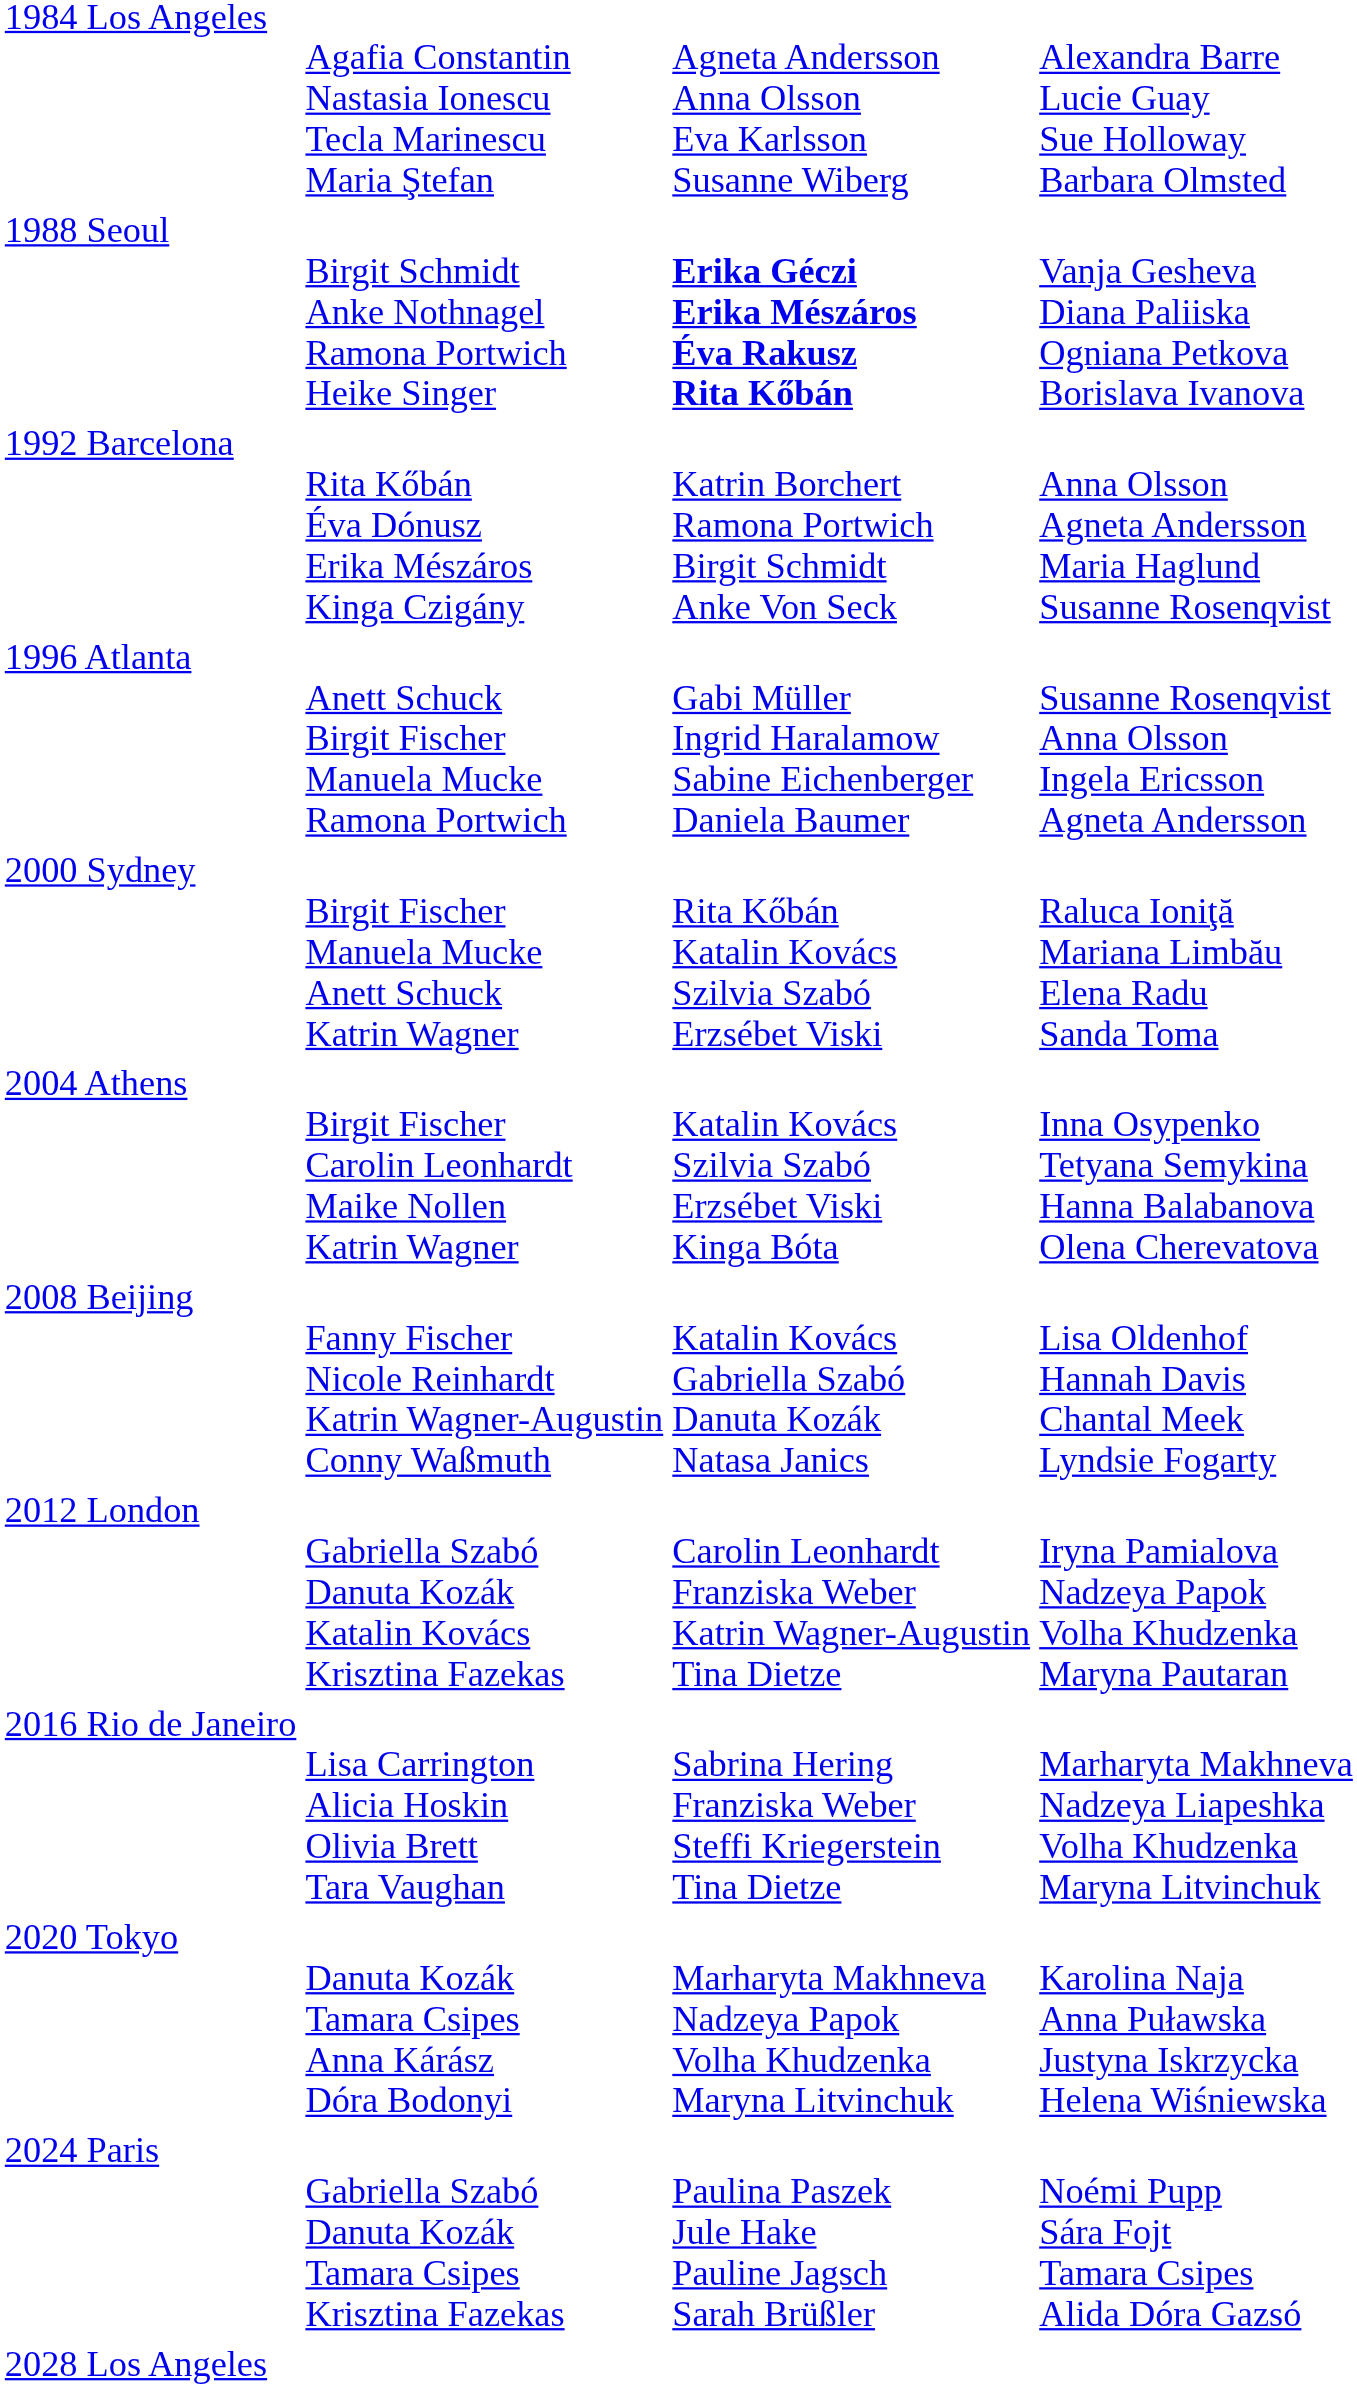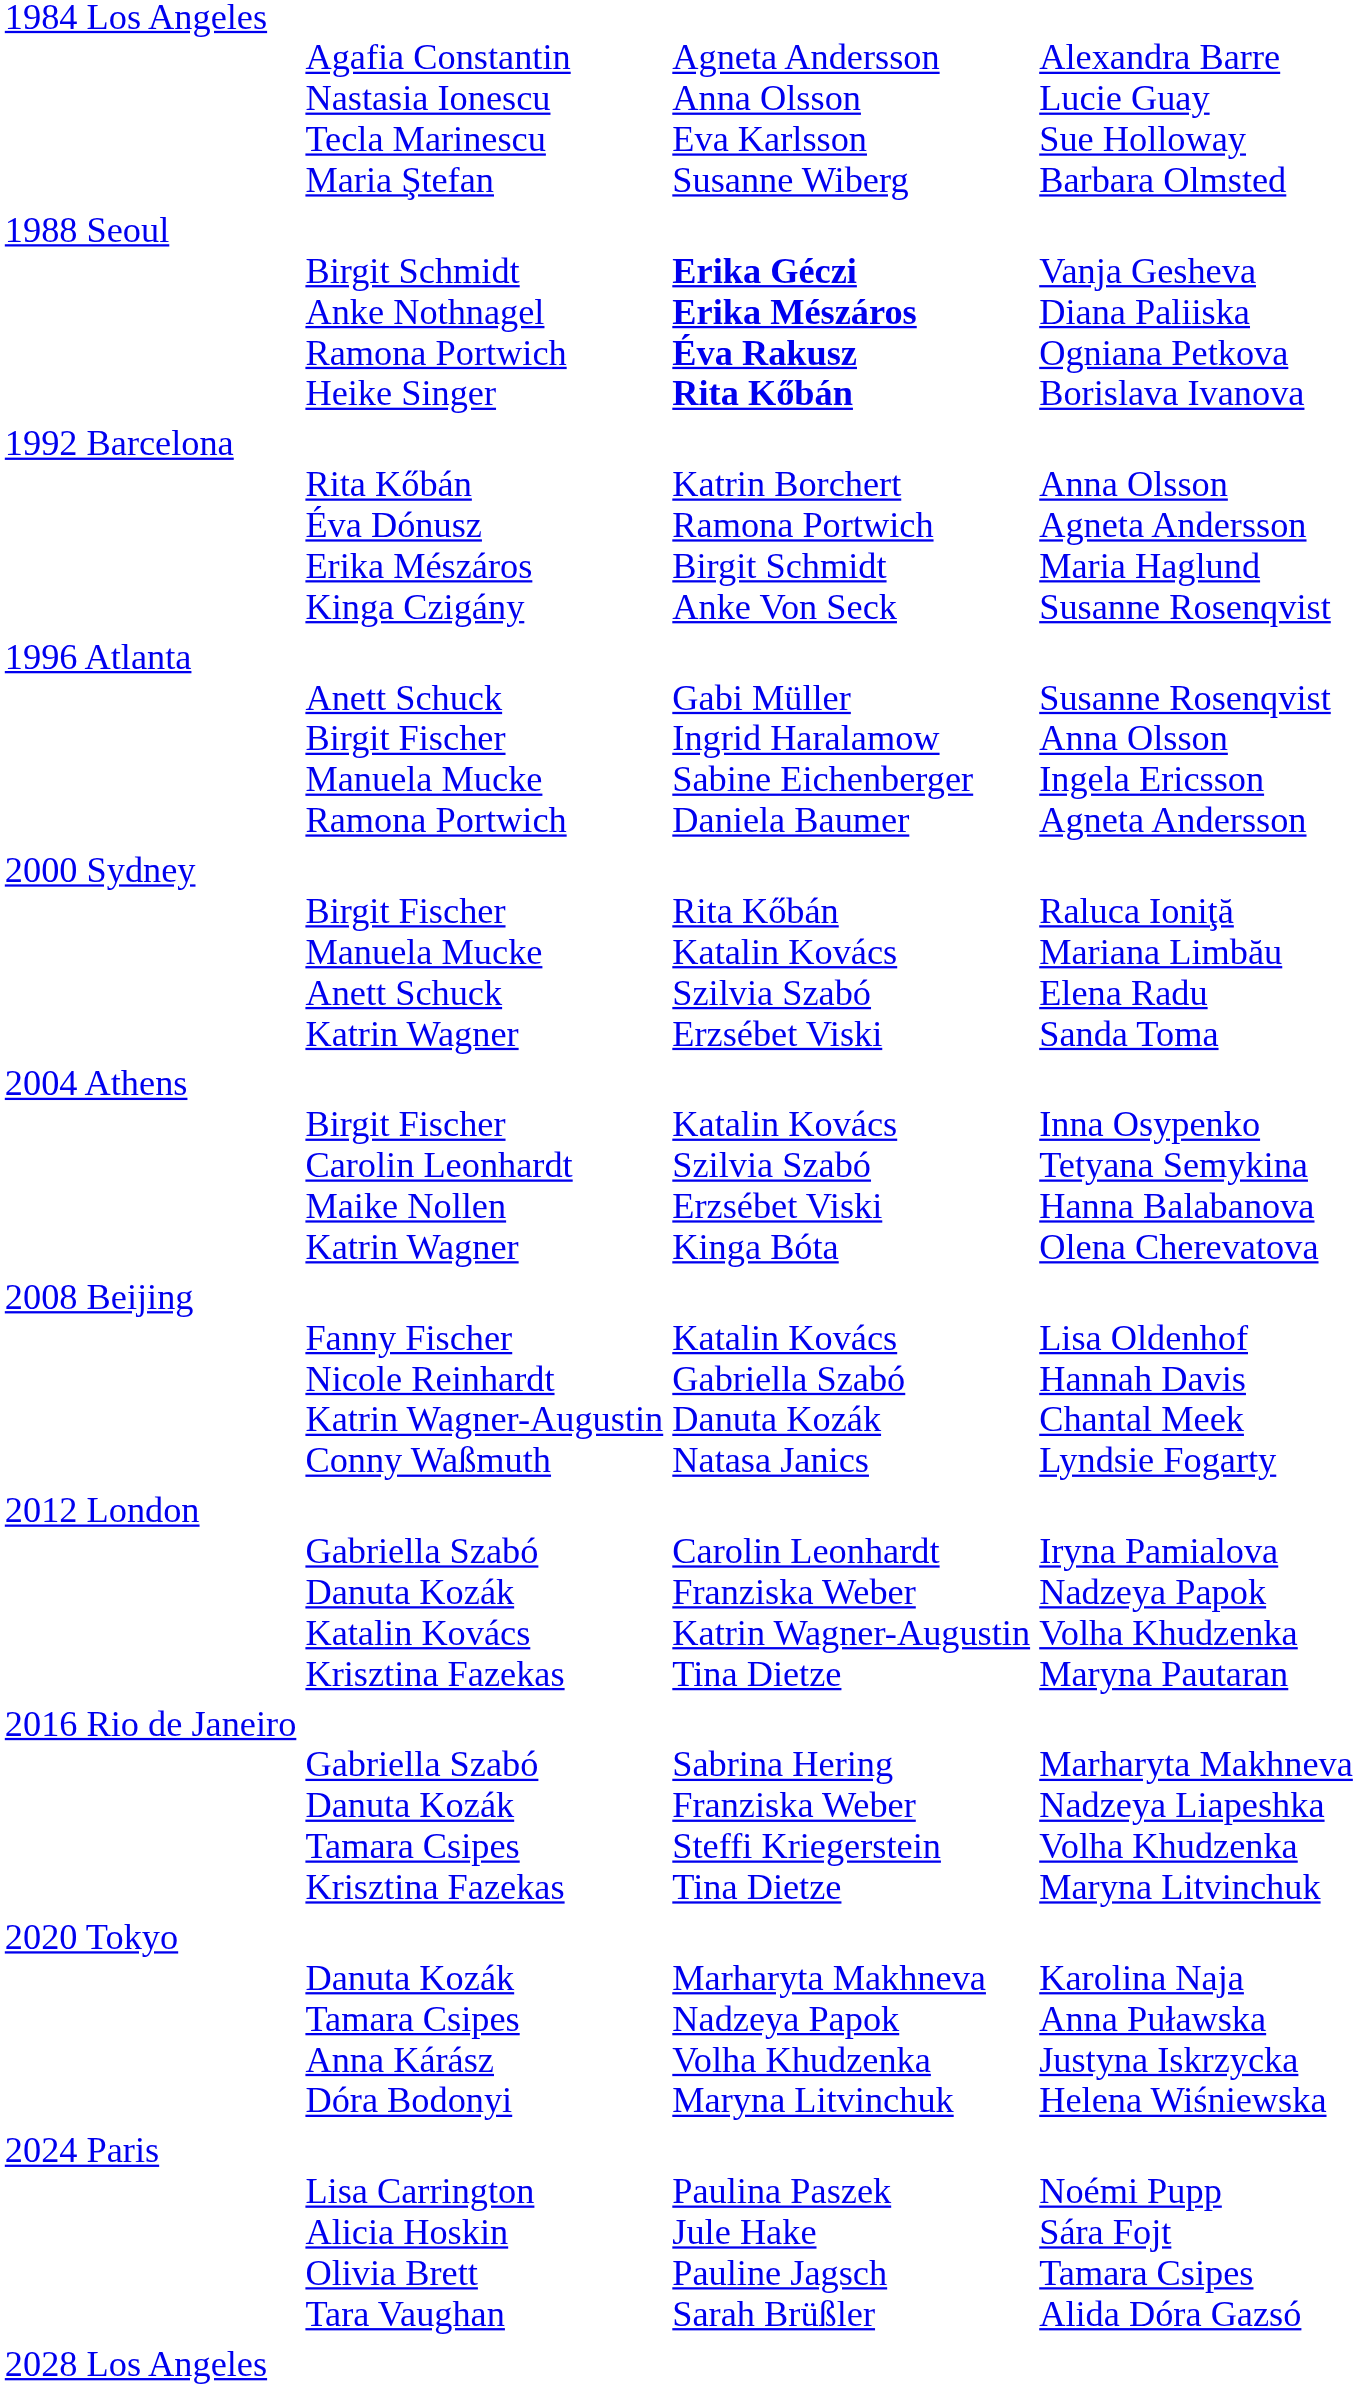(420, 1825) Lisa Carrington Alicia Hoskin Olivia Brett Tara Vaughan -> (435, 1825) Gabriella Szabó Danuta Kozák Tamara Csipes Krisztina Fazekas
(435, 2252) Gabriella Szabó Danuta Kozák Tamara Csipes Krisztina Fazekas -> (420, 2252) Lisa Carrington Alicia Hoskin Olivia Brett Tara Vaughan
